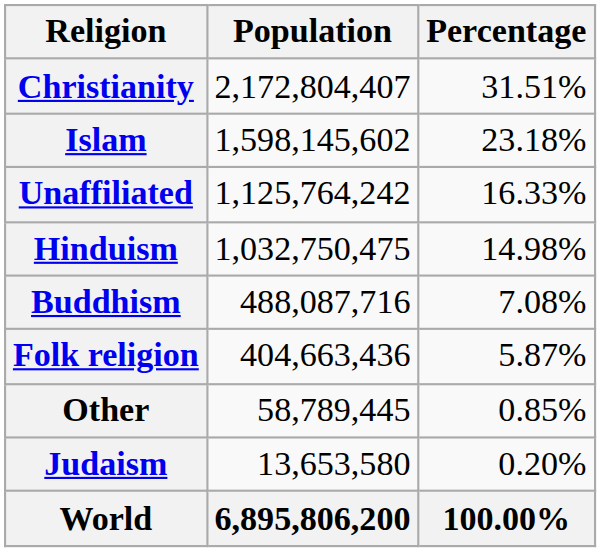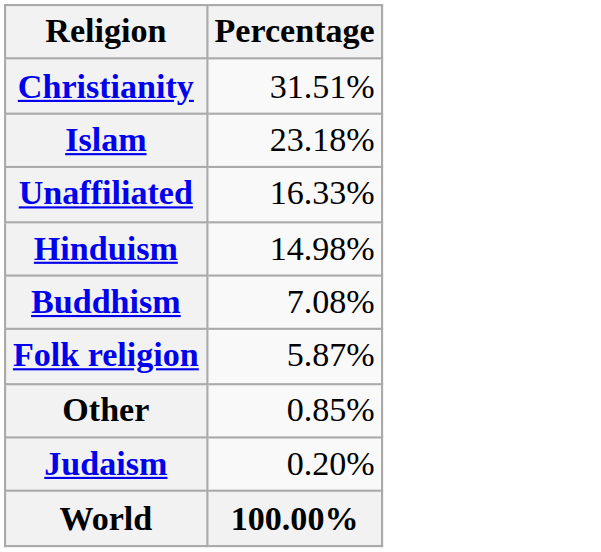- column: (312, 31)
